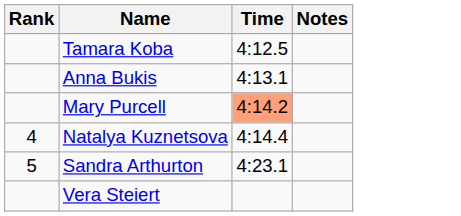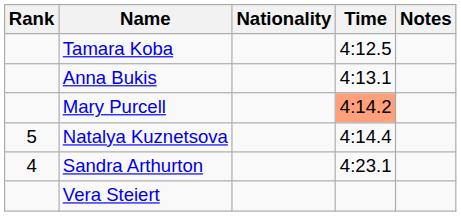+ column: (284, 19)
(32, 136) 4 -> (32, 136) 5
(32, 166) 5 -> (32, 166) 4
